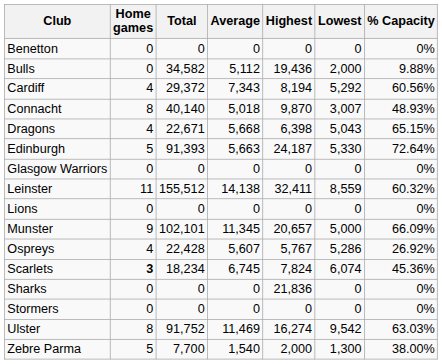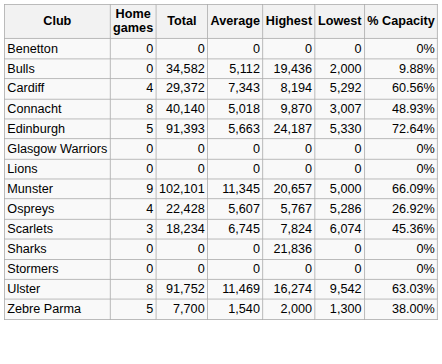- row: (31, 128)
- row: (30, 189)
(150, 269) bold -> (150, 229) normal
